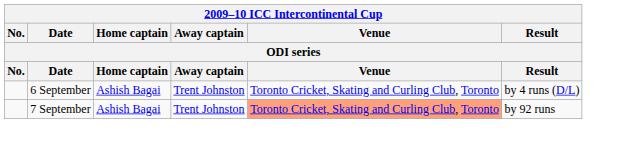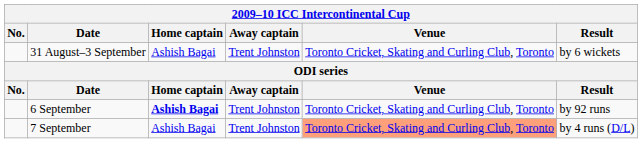+ row: (88, 52)
(128, 90) normal -> (185, 109) bold
(542, 90) by 4 runs (D/L) -> (585, 109) by 92 runs
(530, 109) by 92 runs -> (597, 128) by 4 runs (D/L)
